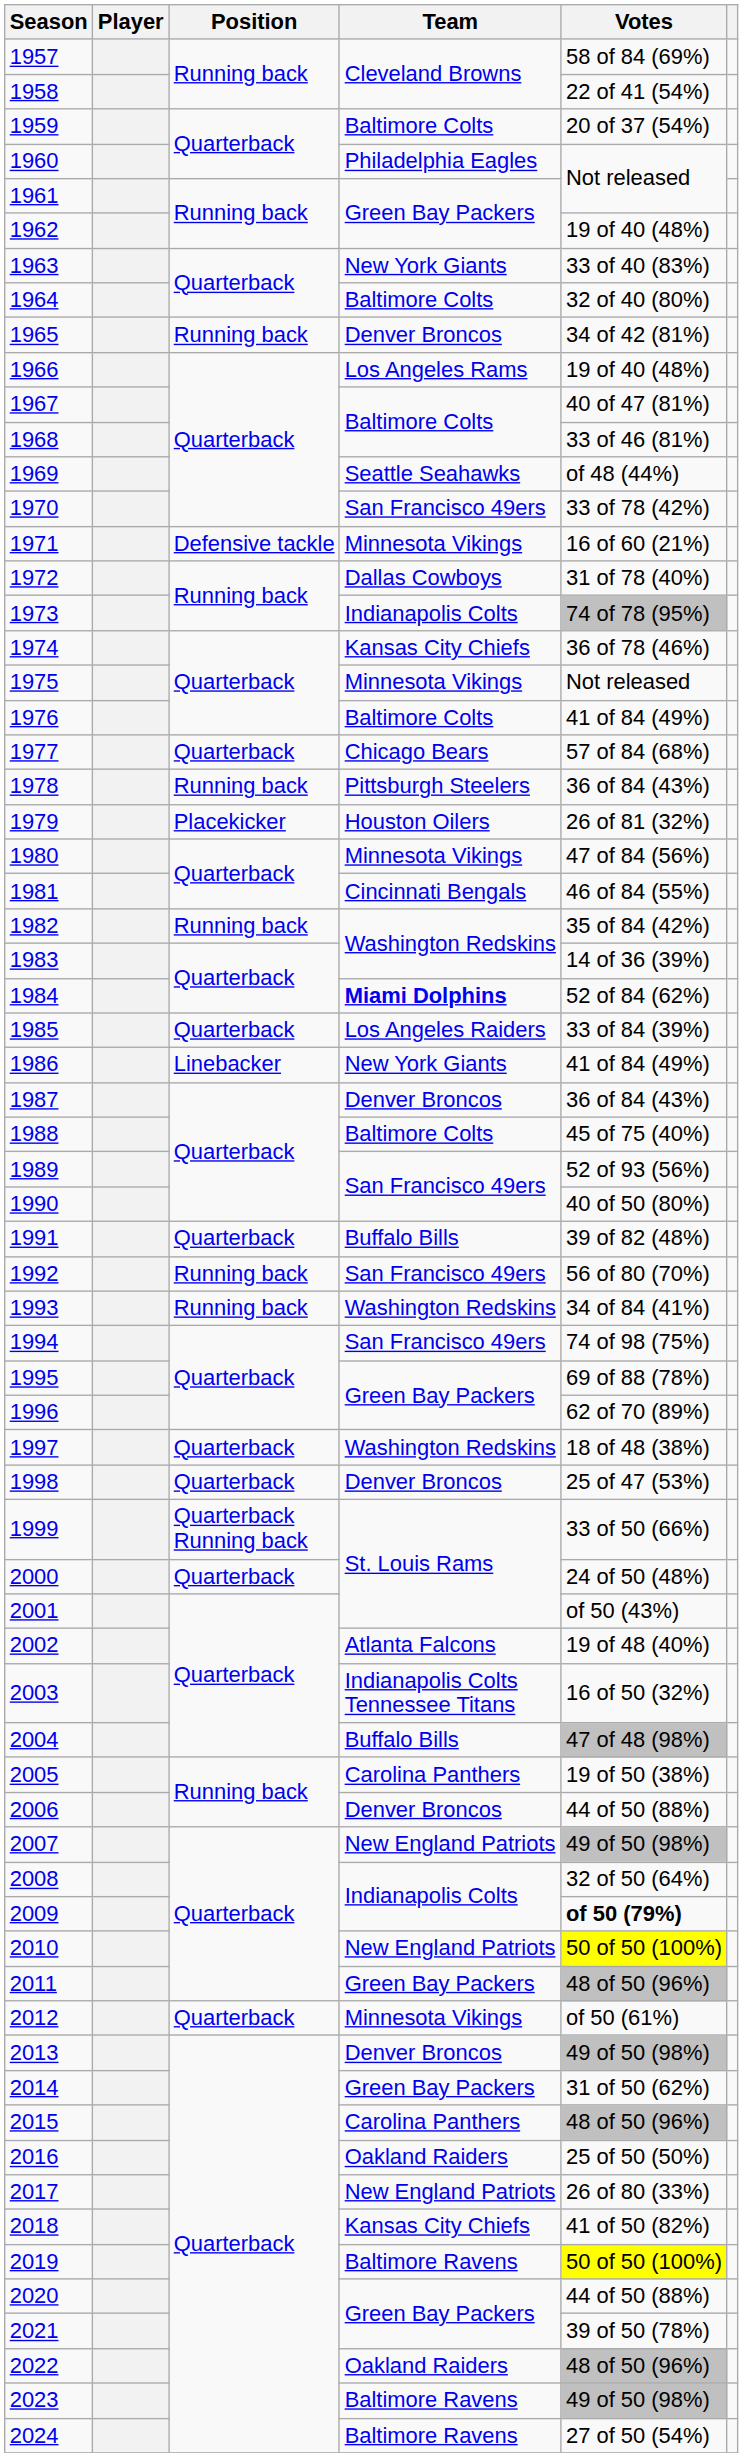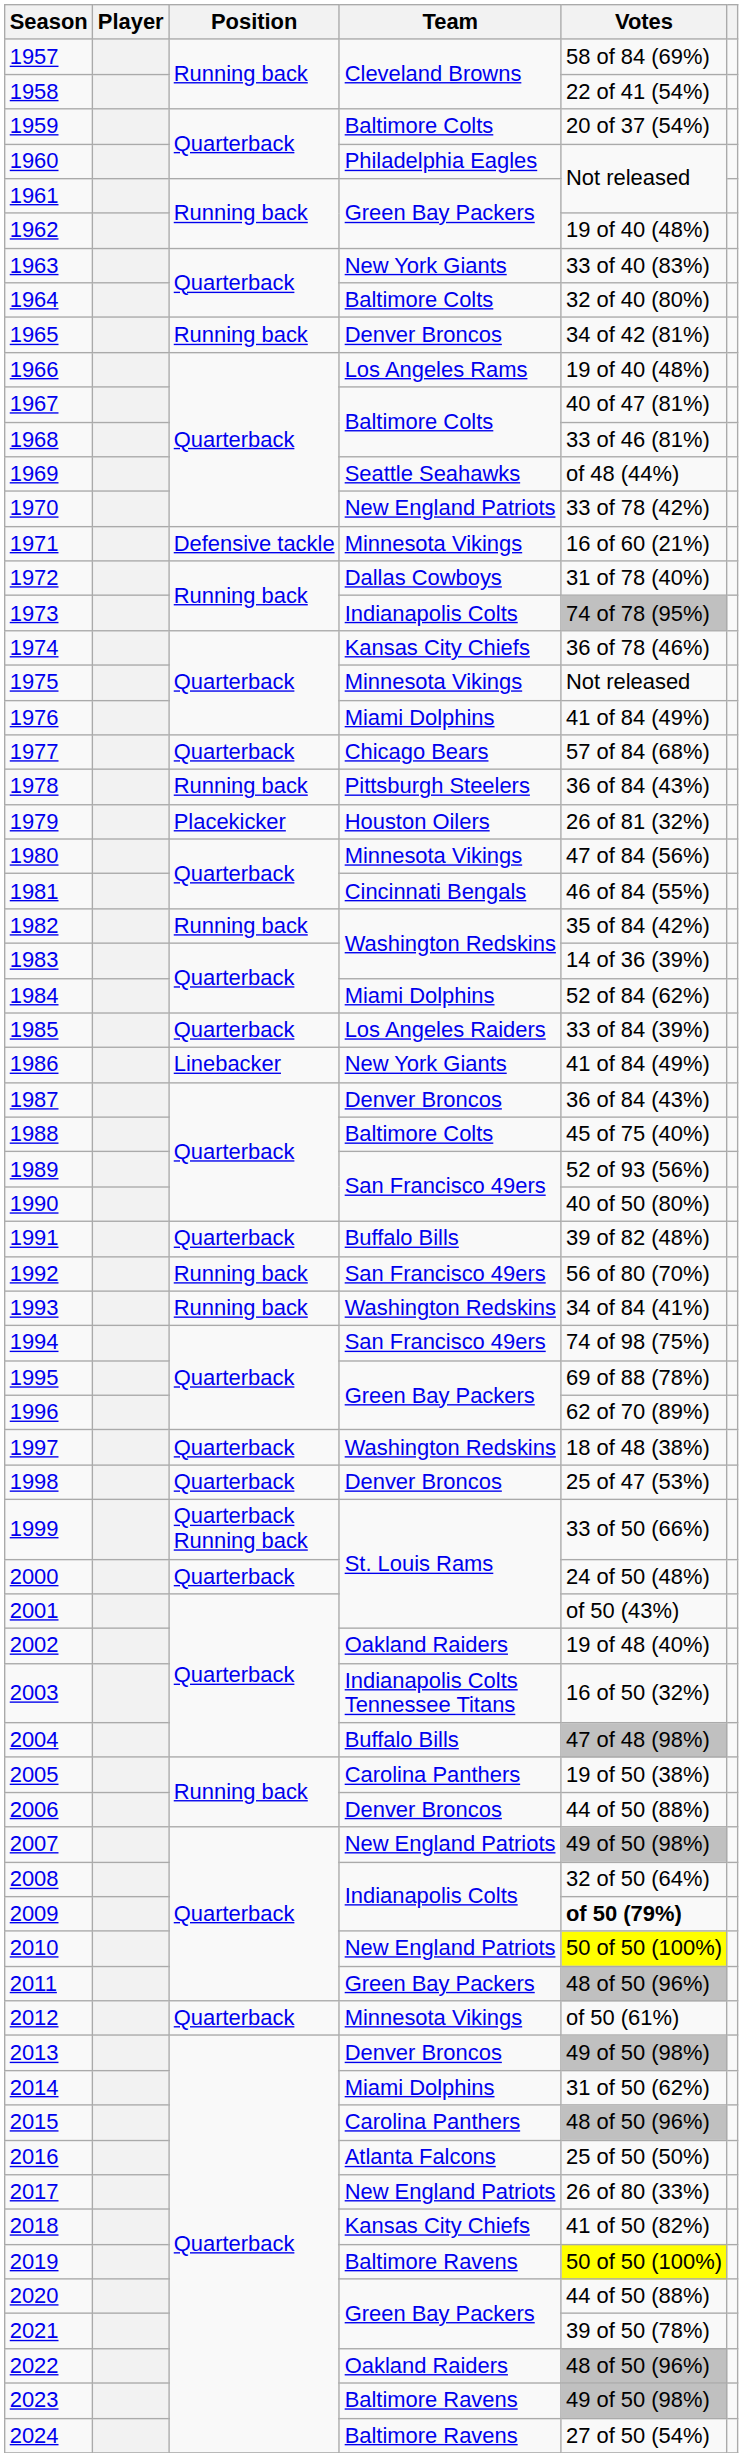(445, 508) San Francisco 49ers -> (450, 508) New England Patriots
(419, 717) Baltimore Colts -> (420, 717) Miami Dolphins
(426, 995) bold -> (420, 995) normal
(420, 1645) Atlanta Falcons -> (426, 1645) Oakland Raiders
(440, 2087) Green Bay Packers -> (420, 2087) Miami Dolphins
(426, 2157) Oakland Raiders -> (420, 2157) Atlanta Falcons
